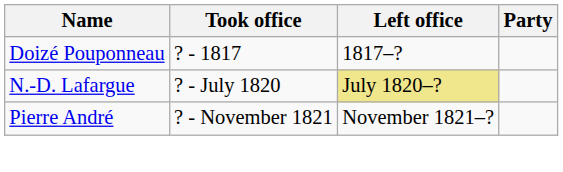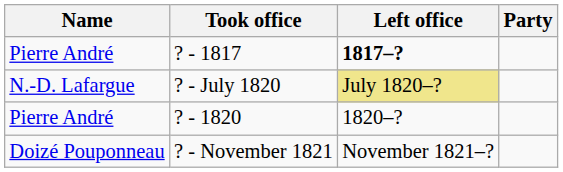(87, 53) Doizé Pouponneau -> (61, 53) Pierre André
(372, 53) normal -> (373, 53) bold
+ row: (208, 118)
(61, 118) Pierre André -> (87, 150) Doizé Pouponneau
